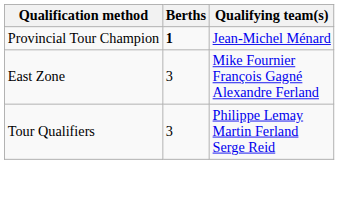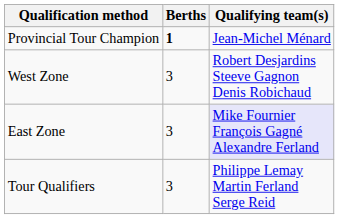+ row: (38, 76)
(266, 76) no background -> (266, 131) lavender background
